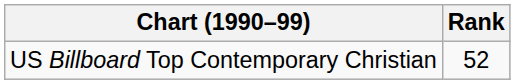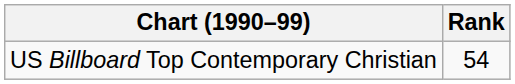(476, 60) 52 -> (476, 60) 54
